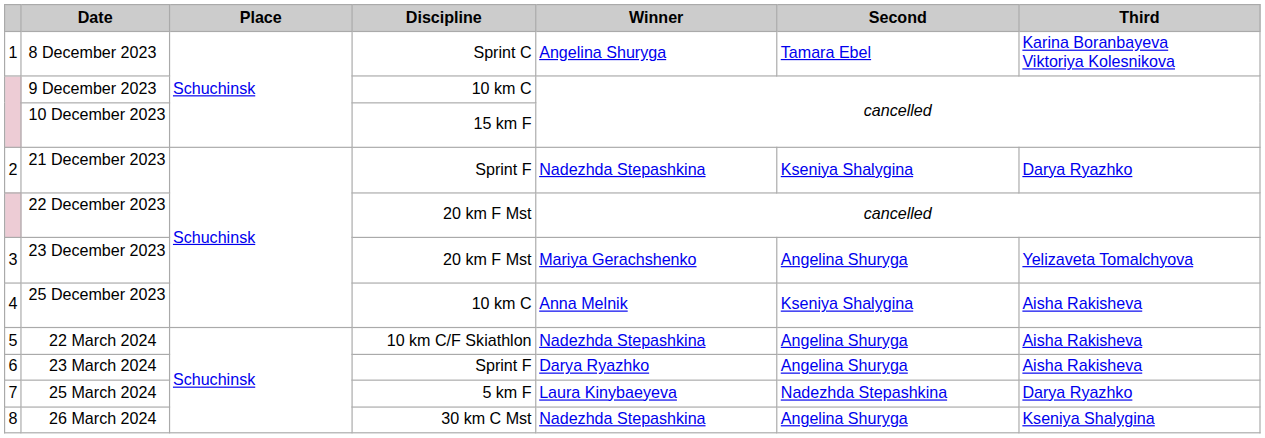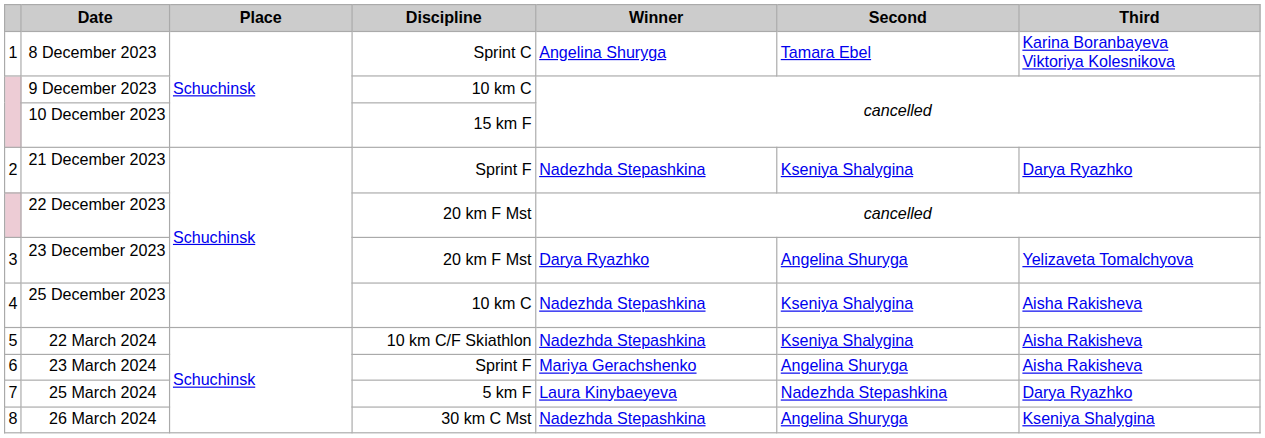(618, 259) Mariya Gerachshenko -> (594, 259) Darya Ryazhko
(583, 304) Anna Melnik -> (622, 304) Nadezhda Stepashkina
(844, 340) Angelina Shuryga -> (847, 340) Kseniya Shalygina
(594, 366) Darya Ryazhko -> (618, 366) Mariya Gerachshenko
